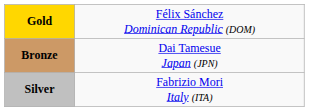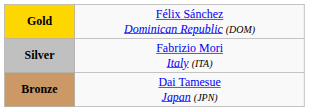rows swapped: (40, 89) <-> (40, 55)
